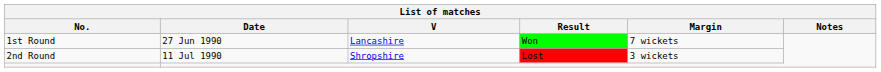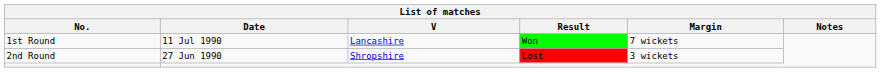(192, 41) 27 Jun 1990 -> (192, 41) 11 Jul 1990
(192, 56) 11 Jul 1990 -> (192, 56) 27 Jun 1990
